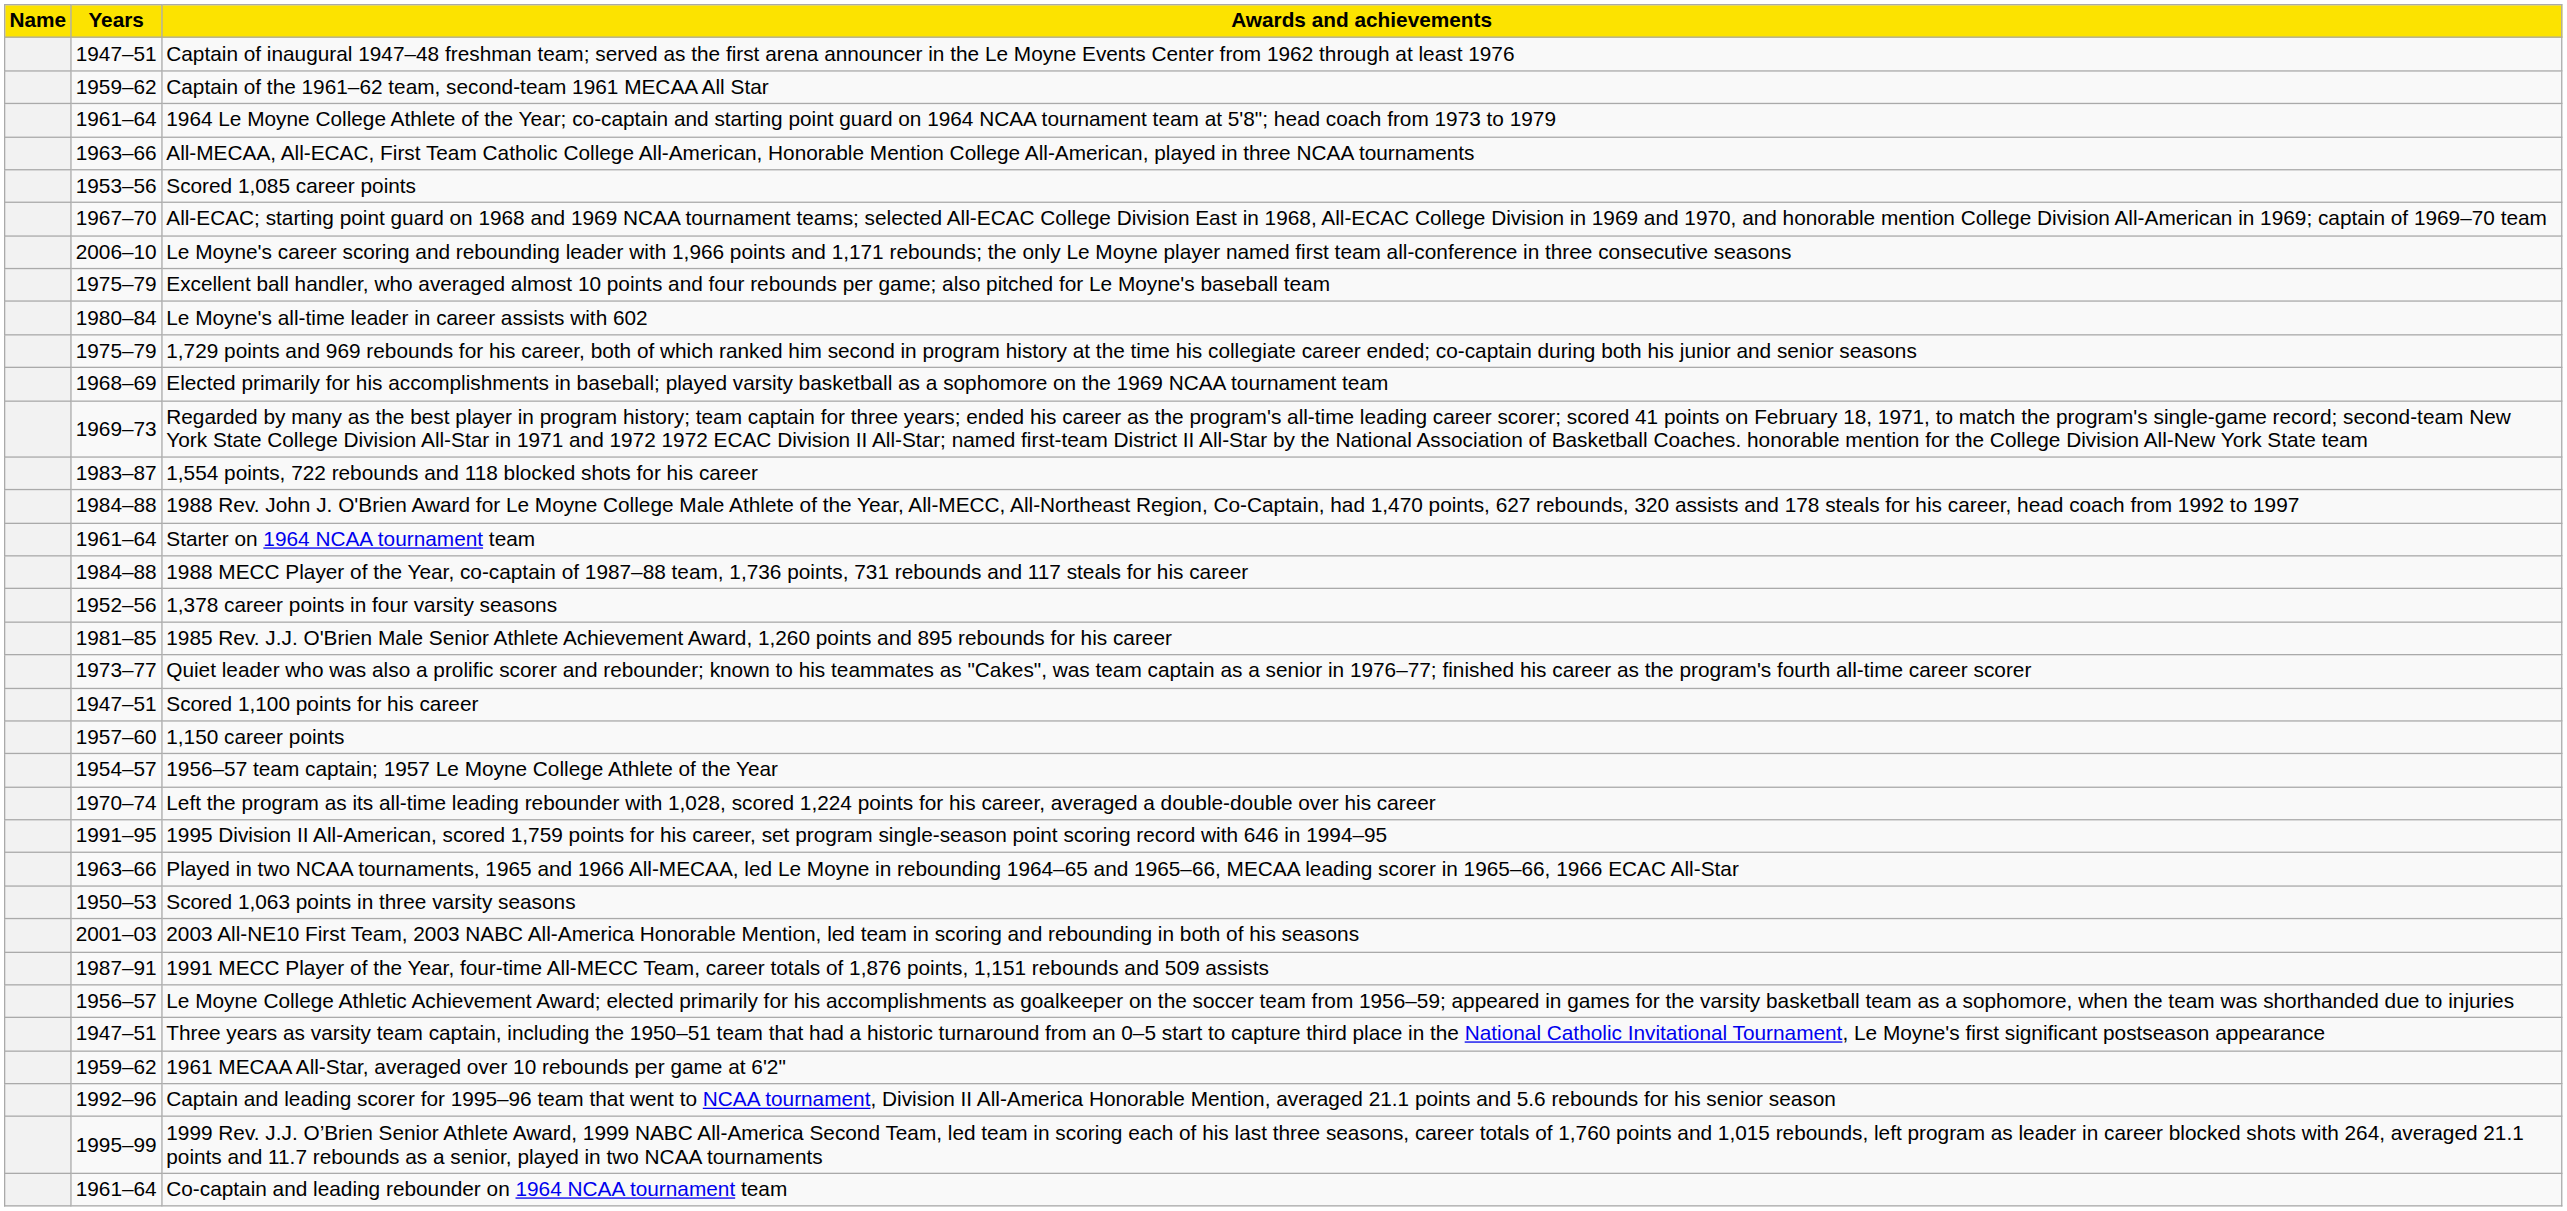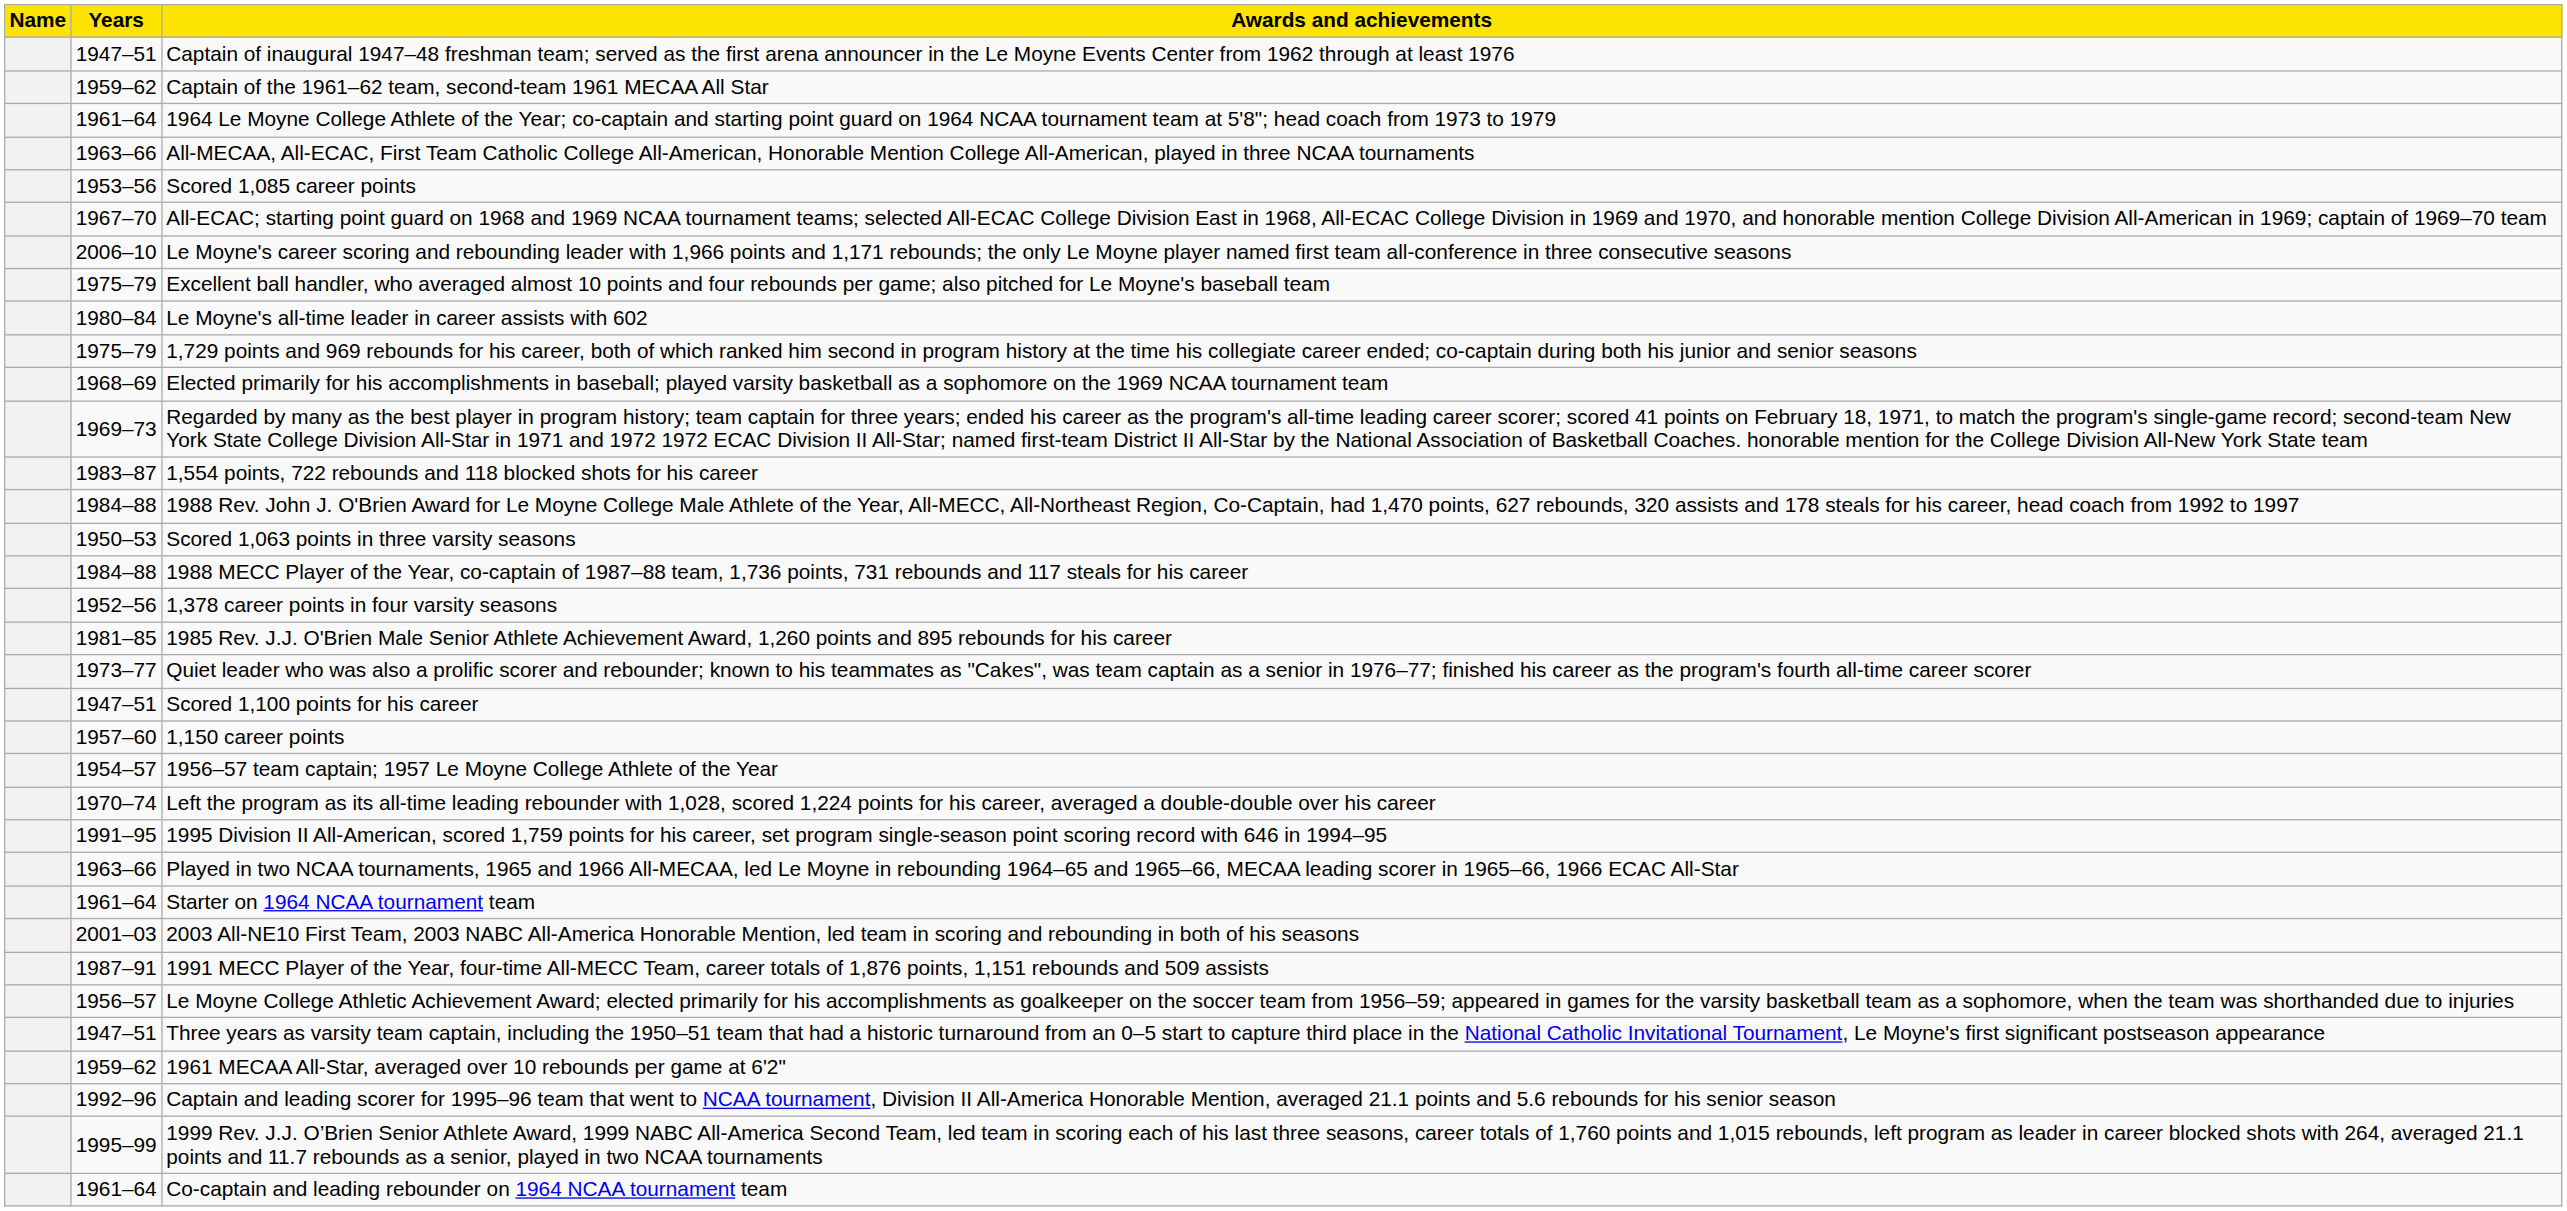rows swapped: (371, 902) <-> (351, 539)
